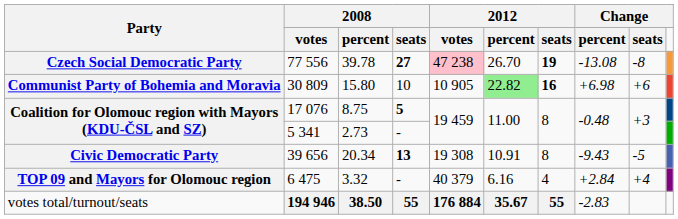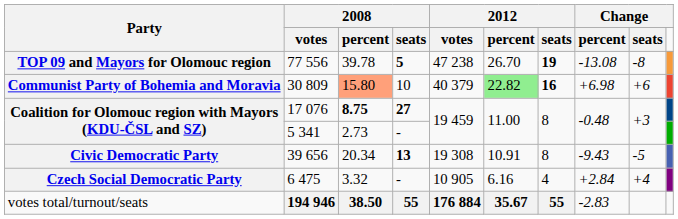(144, 62) Czech Social Democratic Party -> (144, 62) TOP 09 and Mayors for Olomouc region
(403, 62) 27 -> (400, 62) 5
(453, 62) pink background -> (453, 62) no background
(359, 86) no background -> (359, 86) lightsalmon background
(453, 86) 10 905 -> (453, 86) 40 379
(355, 109) normal -> (355, 109) bold
(400, 109) 5 -> (403, 109) 27
(144, 179) TOP 09 and Mayors for Olomouc region -> (144, 179) Czech Social Democratic Party
(453, 179) 40 379 -> (453, 179) 10 905
